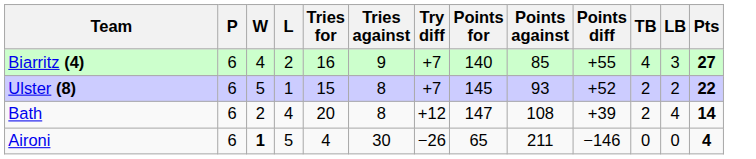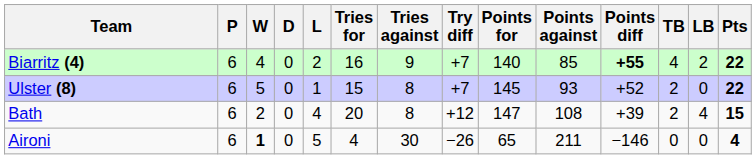+ column: (289, 26)
(602, 62) normal -> (630, 62) bold
(675, 62) 3 -> (703, 62) 2
(707, 62) 27 -> (735, 62) 22
(675, 88) 2 -> (703, 88) 0
(707, 114) 14 -> (735, 114) 15
